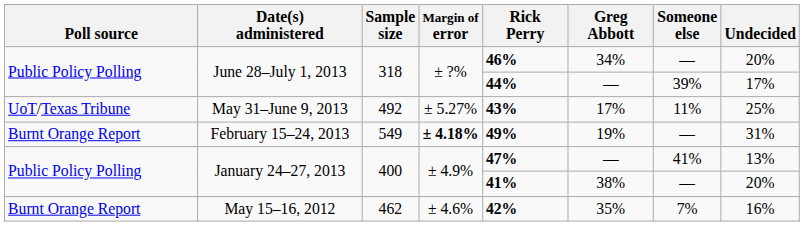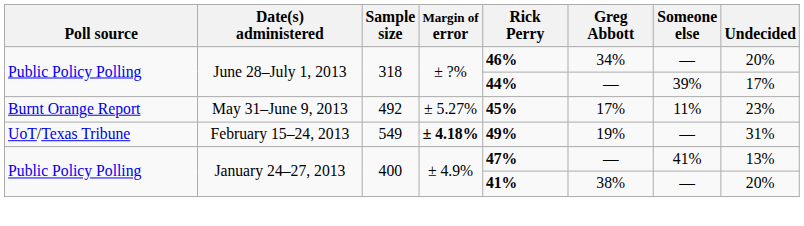(69, 109) UoT/Texas Tribune -> (74, 109) Burnt Orange Report
(502, 109) 43% -> (502, 109) 45%
(760, 109) 25% -> (760, 109) 23%
(74, 134) Burnt Orange Report -> (69, 134) UoT/Texas Tribune
- row: (280, 208)
